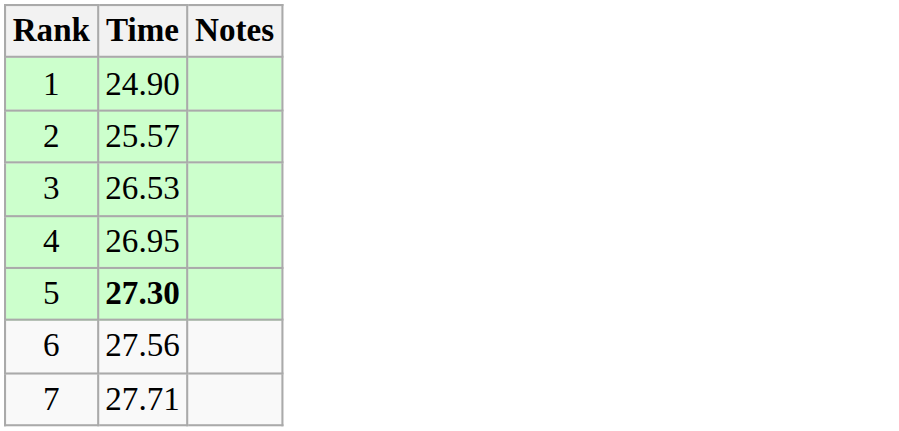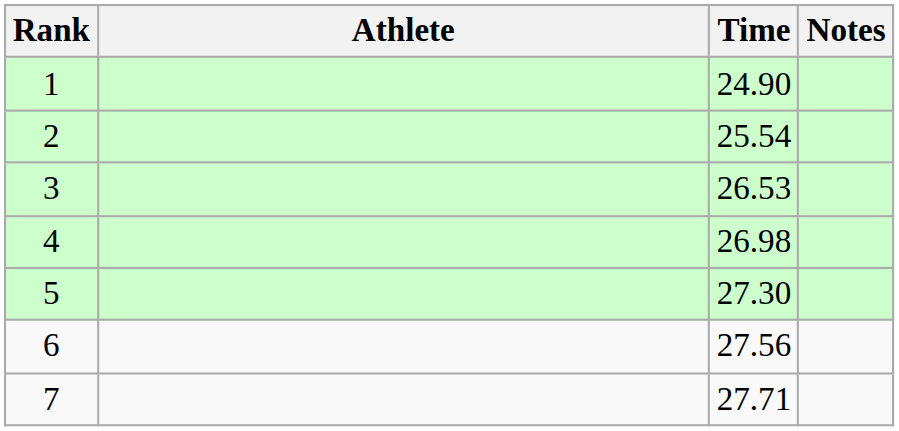+ column: (403, 30)
(143, 135) 25.57 -> (754, 135) 25.54
(143, 240) 26.95 -> (754, 240) 26.98
(143, 293) bold -> (754, 293) normal
